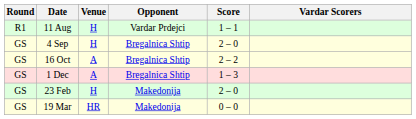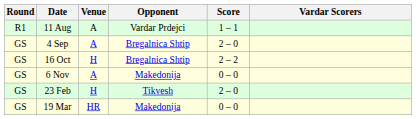(93, 28) H -> (93, 28) A
(93, 44) H -> (93, 44) A
(93, 59) A -> (93, 59) H
+ row: (58, 75)
- row: (58, 75)
(158, 91) Makedonija -> (158, 91) Tikvesh
